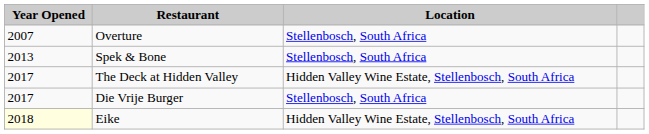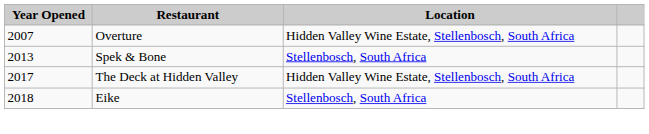(356, 35) Stellenbosch, South Africa -> (430, 35) Hidden Valley Wine Estate, Stellenbosch, South Africa
- row: (139, 98)
(21, 118) lightyellow background -> (21, 98) no background
(430, 118) Hidden Valley Wine Estate, Stellenbosch, South Africa -> (356, 98) Stellenbosch, South Africa
